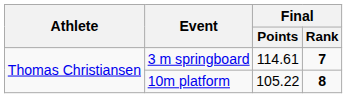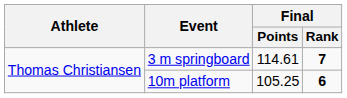(278, 82) 105.22 -> (278, 82) 105.25
(322, 82) 8 -> (322, 82) 6
